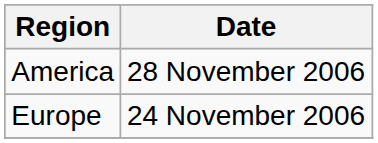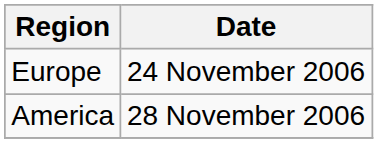rows swapped: (56, 115) <-> (63, 71)
